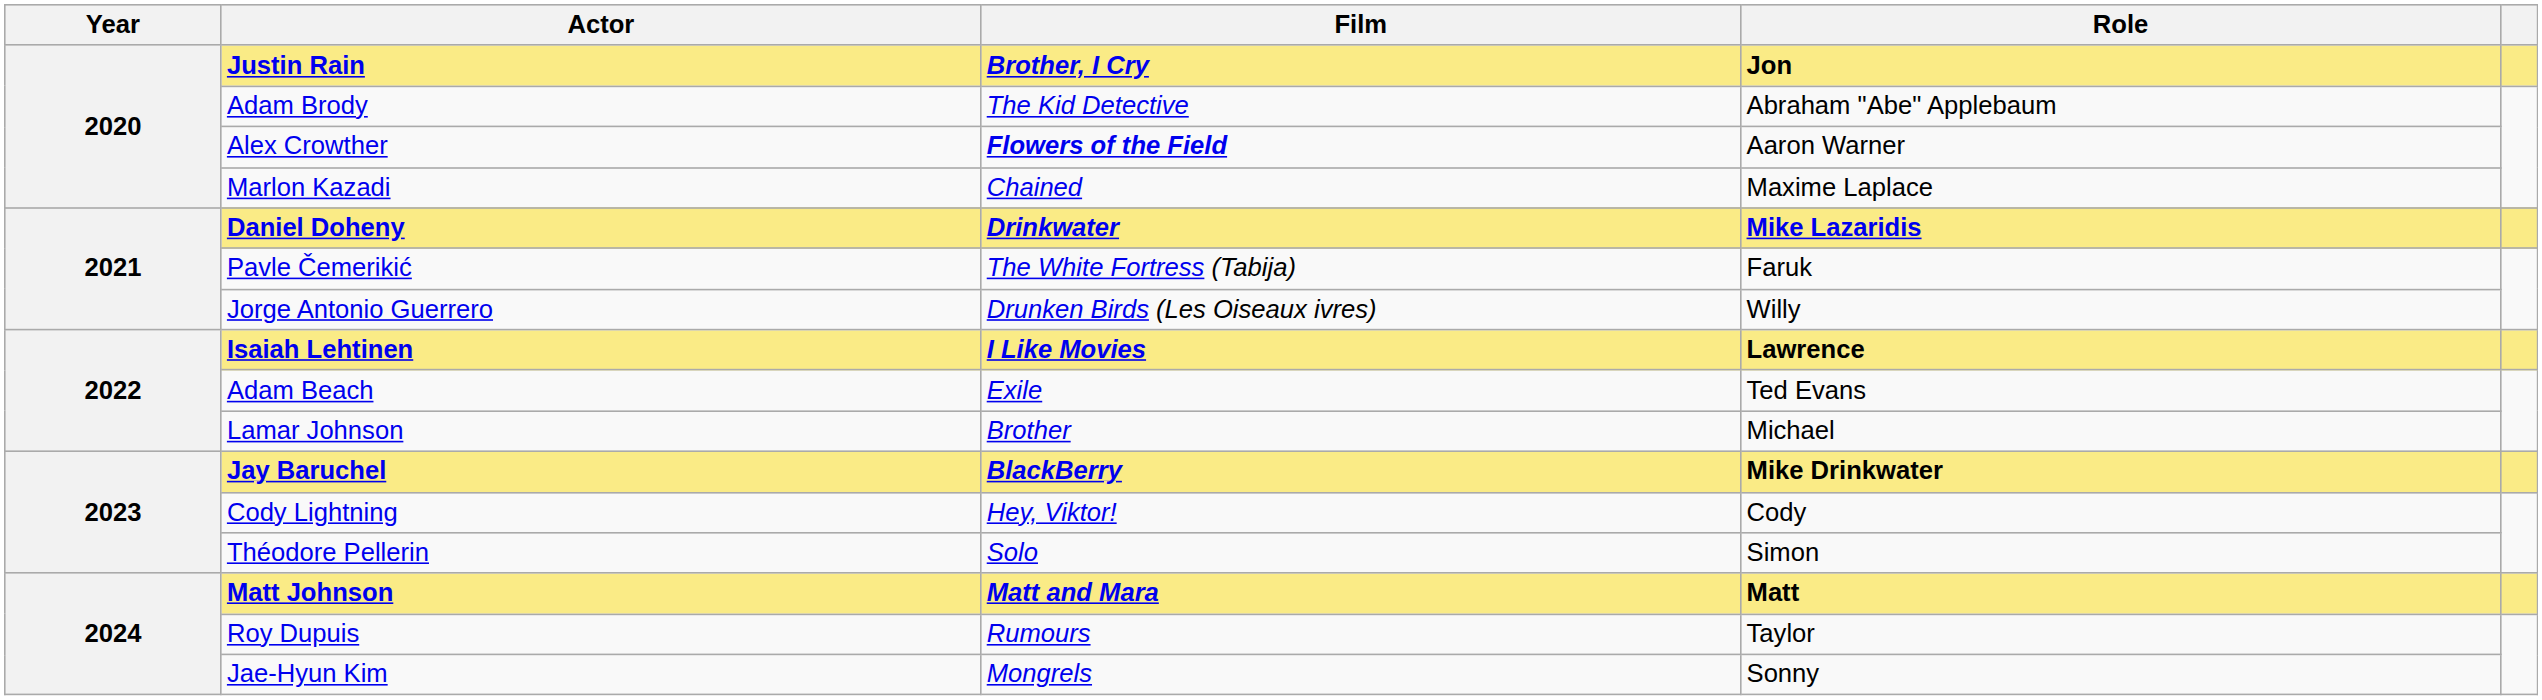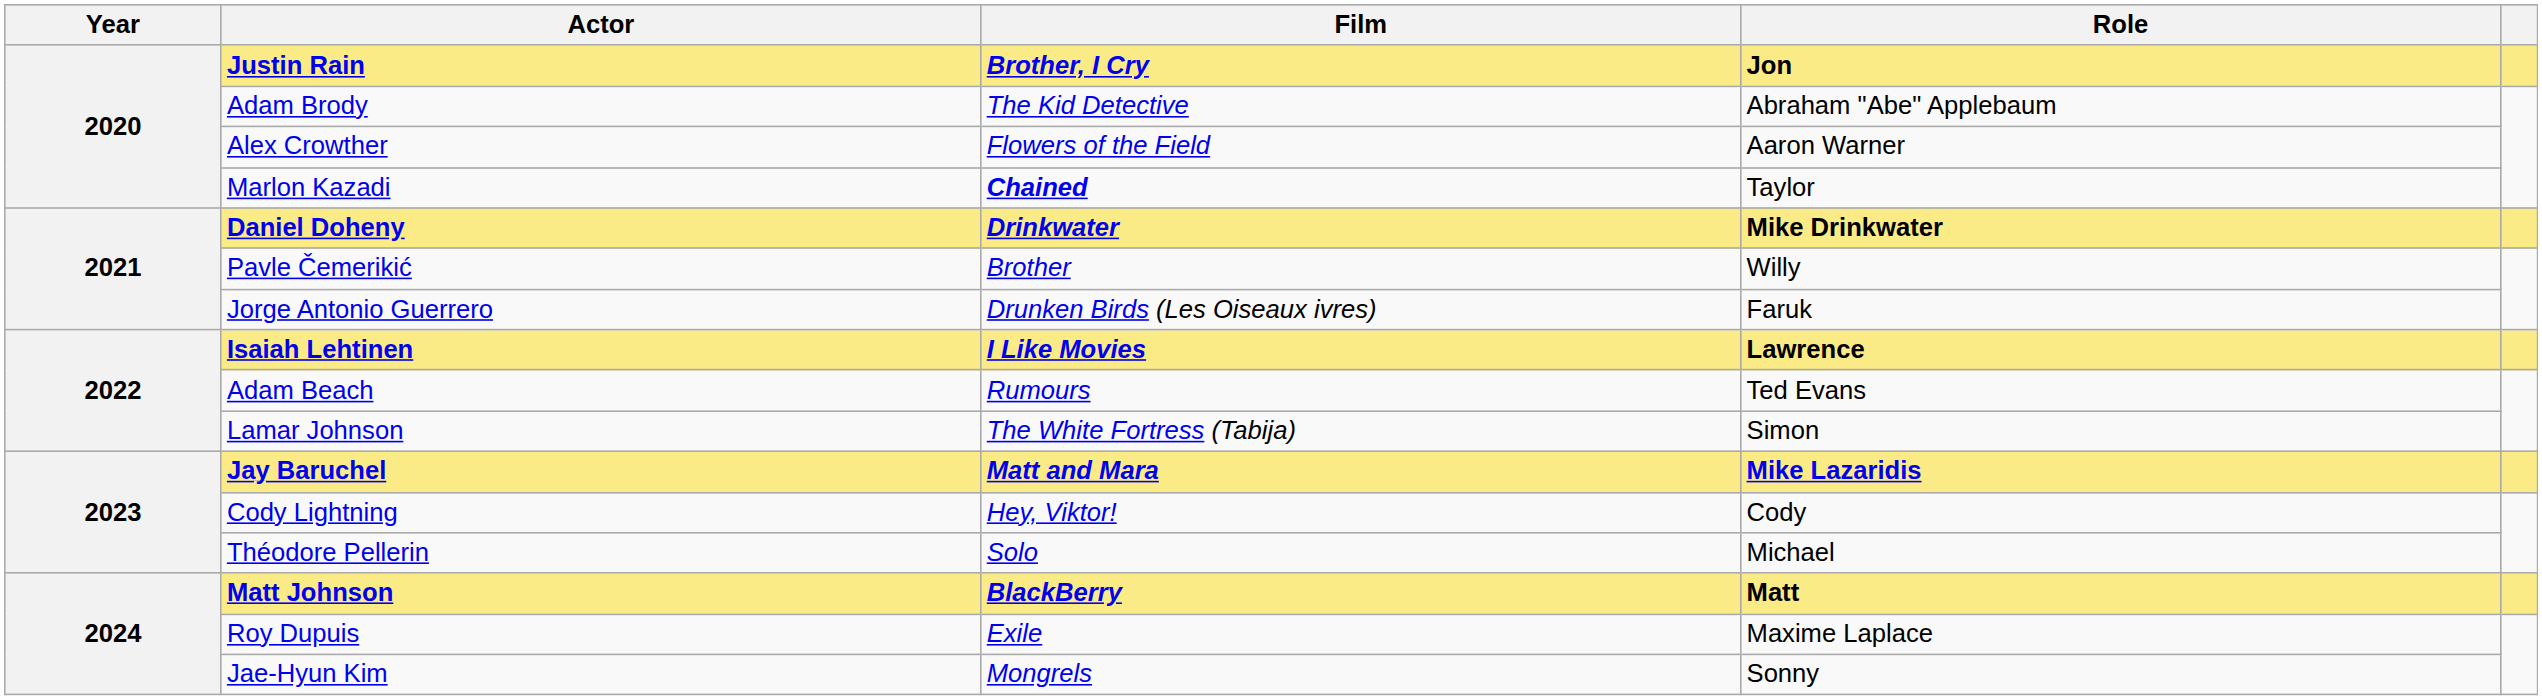(1107, 146) bold -> (1098, 146) normal
(1034, 187) normal -> (1037, 187) bold
(1840, 187) Maxime Laplace -> (1781, 187) Taylor
(1834, 227) Mike Lazaridis -> (1845, 227) Mike Drinkwater
(1141, 268) The White Fortress (Tabija) -> (1029, 268) Brother
(1779, 268) Faruk -> (1774, 268) Willy
(1774, 308) Willy -> (1779, 308) Faruk
(1014, 390) Exile -> (1039, 390) Rumours
(1029, 430) Brother -> (1141, 430) The White Fortress (Tabija)
(1791, 430) Michael -> (1783, 430) Simon
(1054, 471) BlackBerry -> (1073, 471) Matt and Mara
(1845, 471) Mike Drinkwater -> (1834, 471) Mike Lazaridis
(1783, 552) Simon -> (1791, 552) Michael
(1073, 593) Matt and Mara -> (1054, 593) BlackBerry
(1039, 633) Rumours -> (1014, 633) Exile
(1781, 633) Taylor -> (1840, 633) Maxime Laplace
